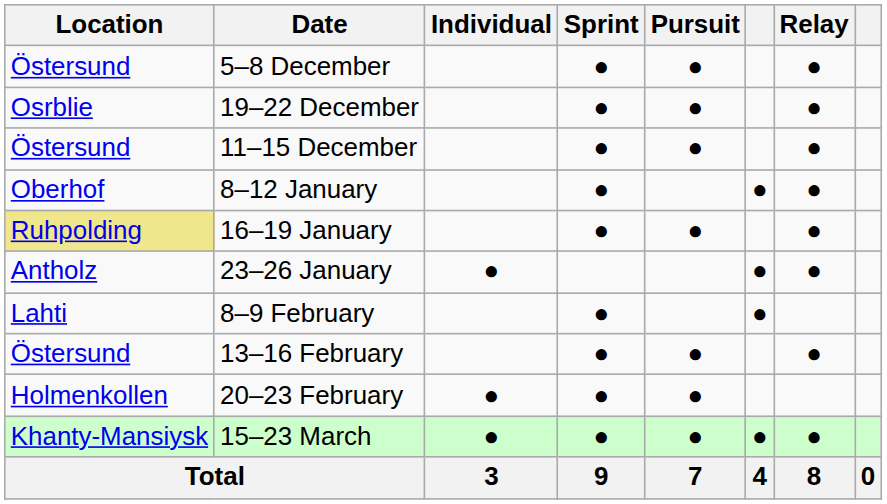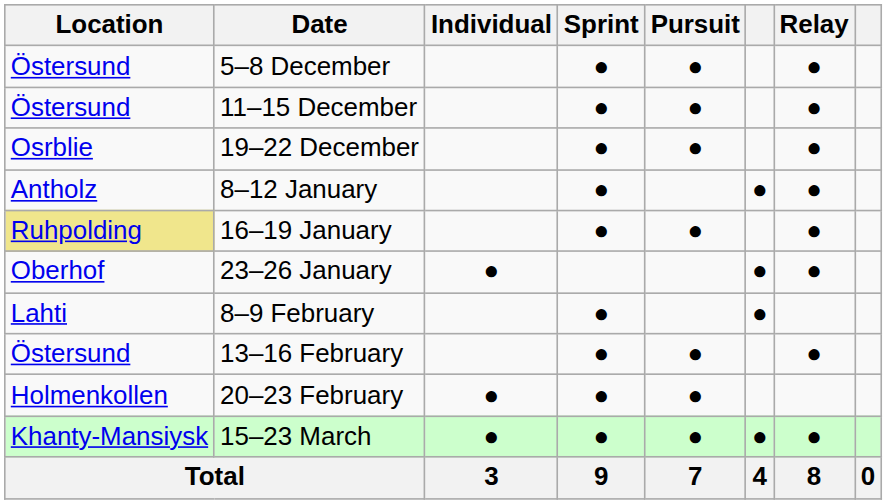rows swapped: (319, 148) <-> (320, 107)
(58, 189) Oberhof -> (54, 189) Antholz
(54, 271) Antholz -> (58, 271) Oberhof
